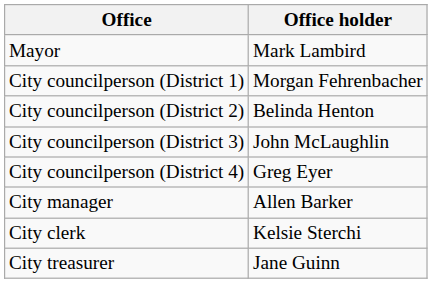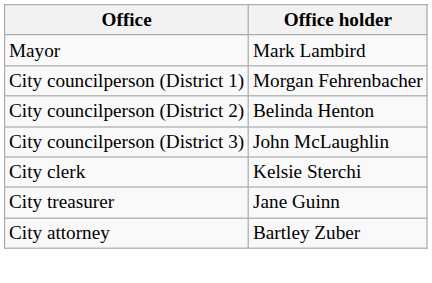- row: (127, 171)
- row: (61, 202)
+ row: (59, 232)
